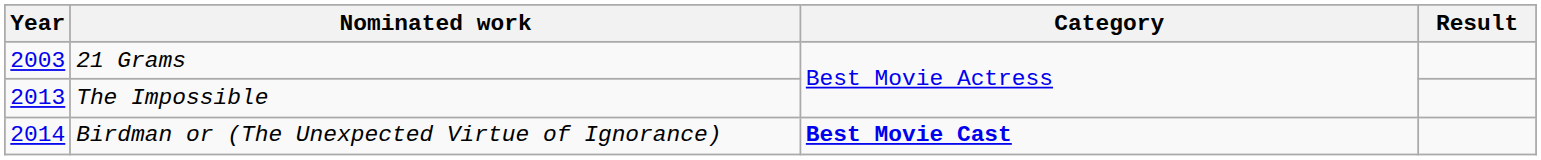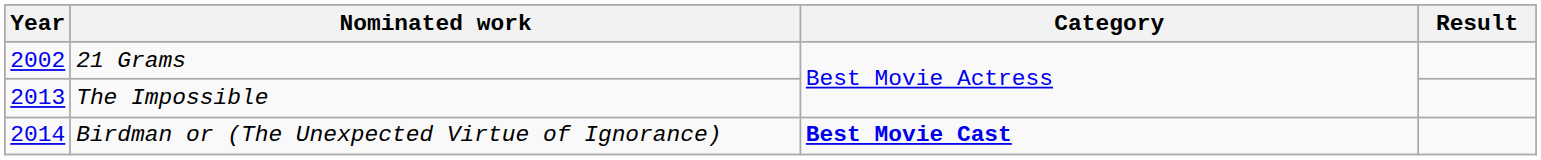(38, 61) 2003 -> (38, 61) 2002
